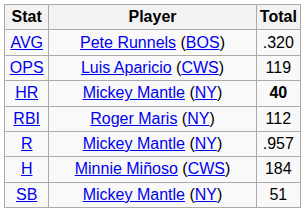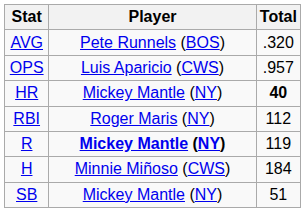(278, 67) 119 -> (278, 67) .957
(152, 144) normal -> (153, 144) bold
(278, 144) .957 -> (278, 144) 119
